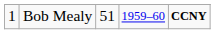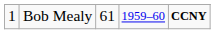(107, 16) 51 -> (107, 16) 61
